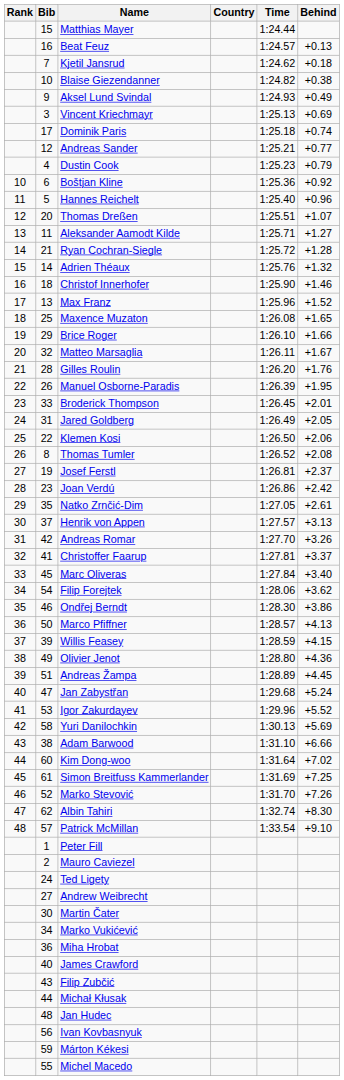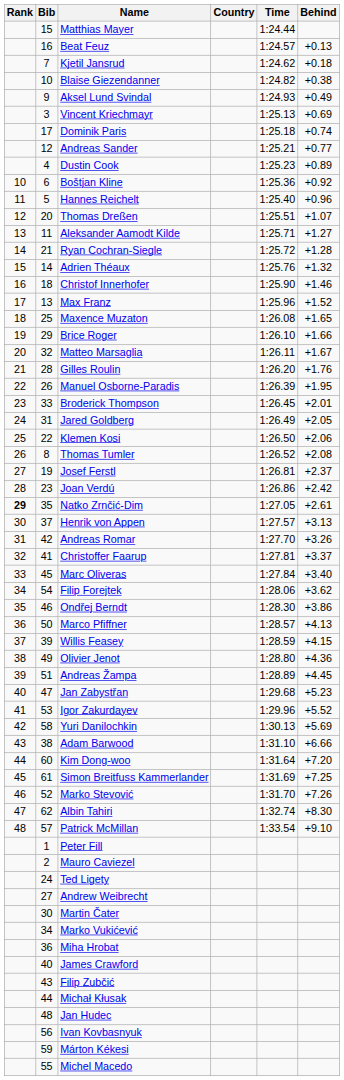(318, 166) +0.79 -> (318, 166) +0.89
(20, 506) normal -> (20, 506) bold
(318, 693) +5.24 -> (318, 693) +5.23
(318, 761) +7.02 -> (318, 761) +7.20
